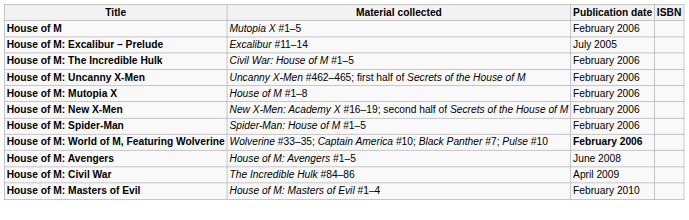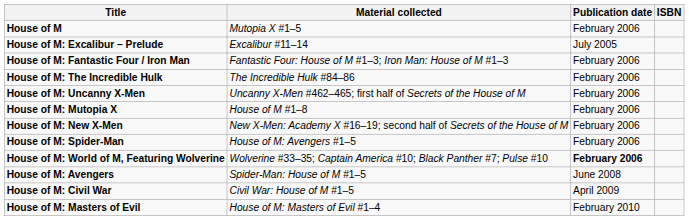+ row: (98, 61)
(292, 61) Civil War: House of M #1–5 -> (292, 77) The Incredible Hulk #84–86
(298, 126) Spider-Man: House of M #1–5 -> (293, 142) House of M: Avengers #1–5
(293, 158) House of M: Avengers #1–5 -> (298, 175) Spider-Man: House of M #1–5
(292, 175) The Incredible Hulk #84–86 -> (292, 191) Civil War: House of M #1–5
